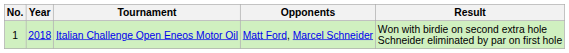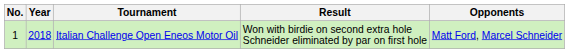columns swapped: (308, 13) <-> (470, 13)
